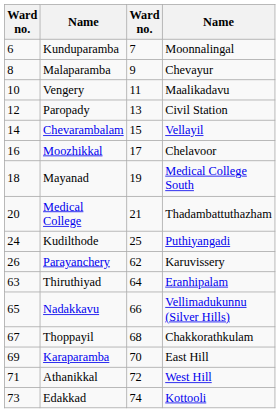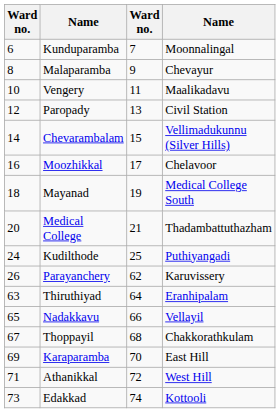(184, 130) Vellayil -> (206, 138) Vellimadukunnu (Silver Hills)
(206, 309) Vellimadukunnu (Silver Hills) -> (184, 316) Vellayil
